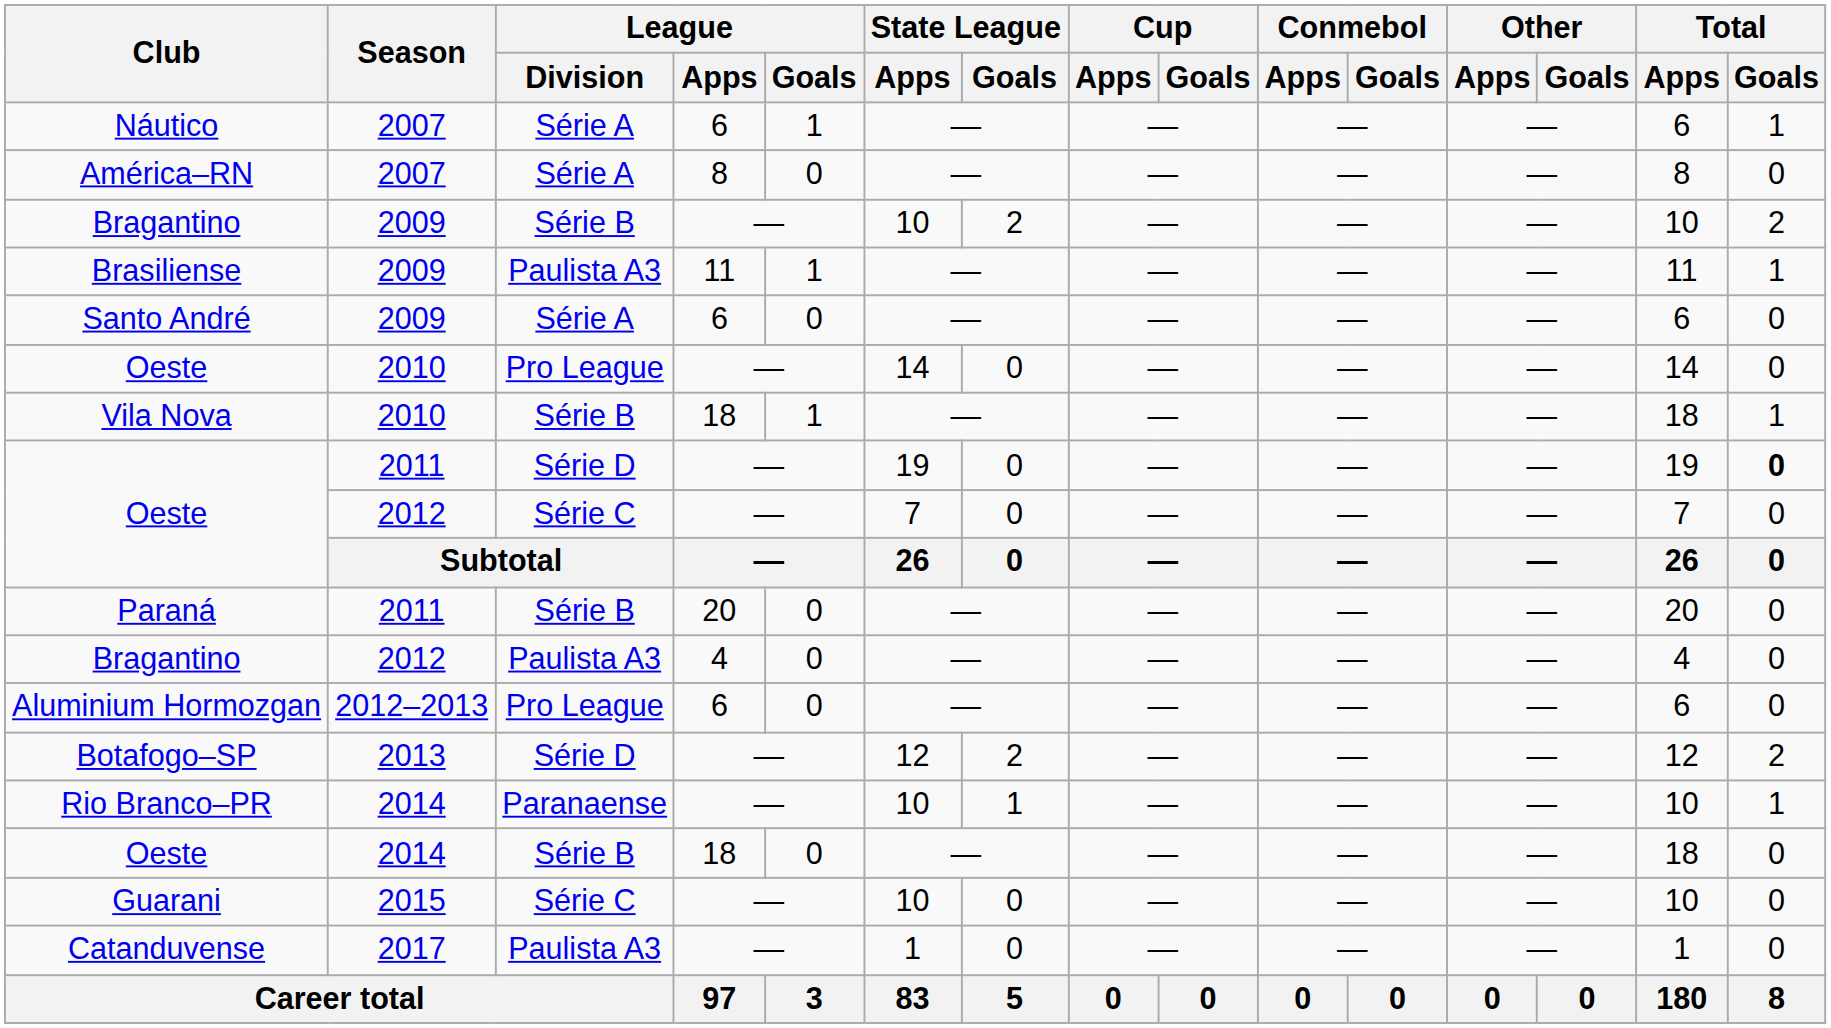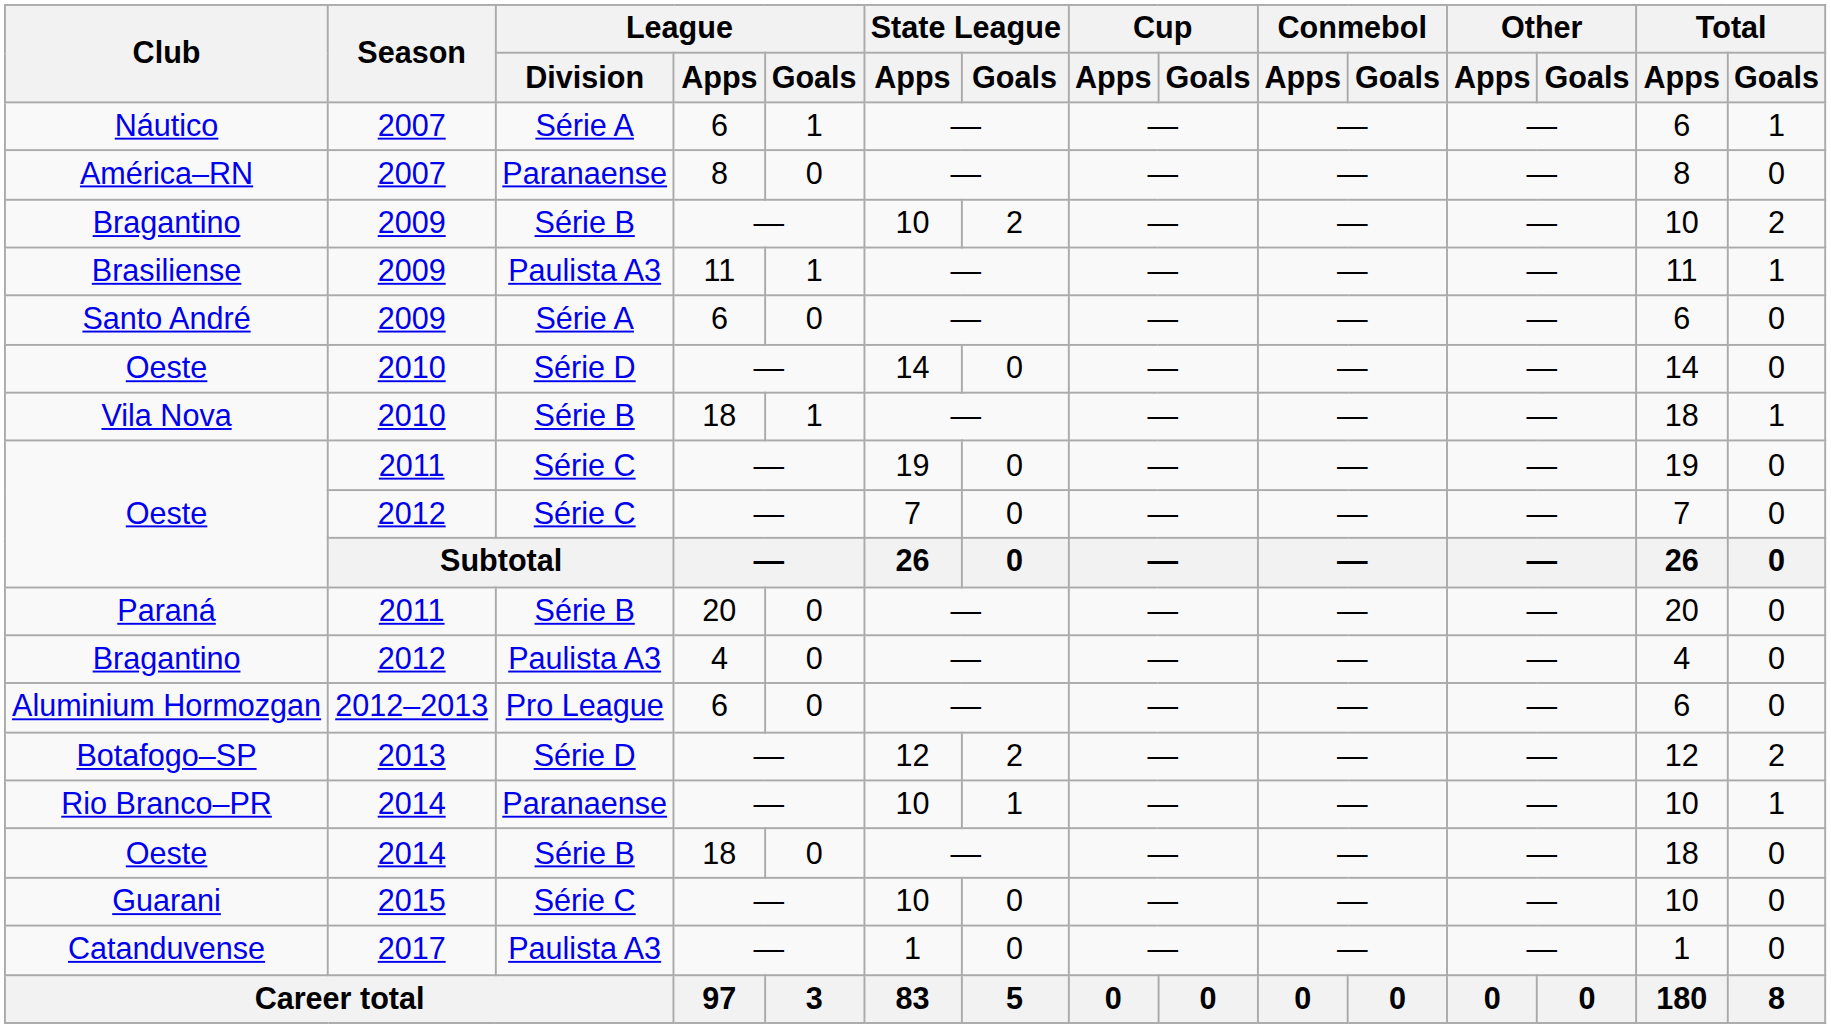(585, 174) Série A -> (585, 174) Paranaense
(585, 367) Pro League -> (585, 367) Série D
(585, 464) Série D -> (585, 464) Série C
(1776, 464) bold -> (1776, 464) normal
